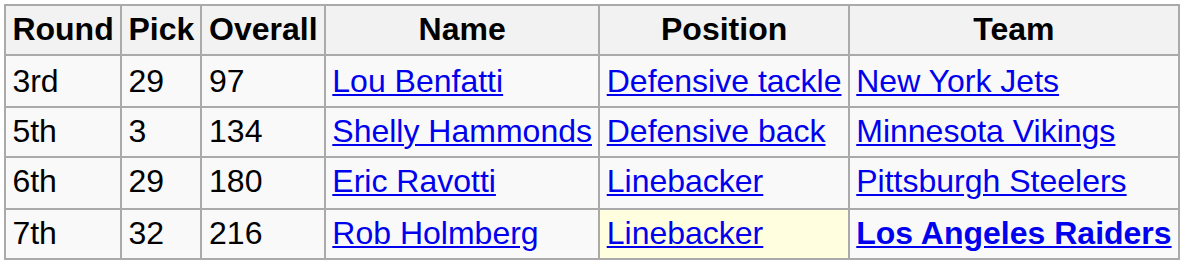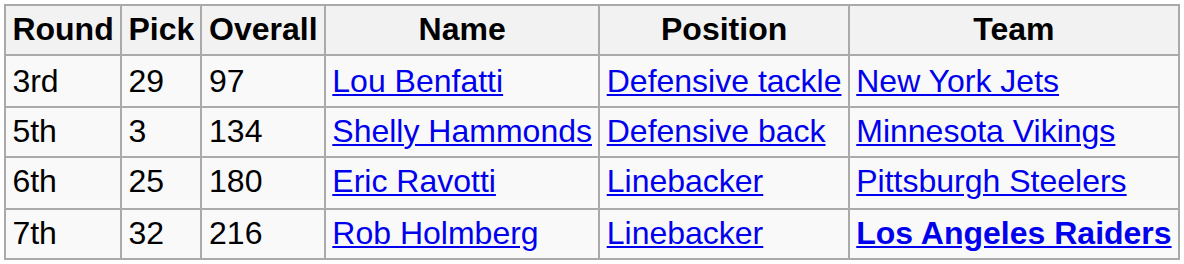(146, 182) 29 -> (146, 182) 25
(685, 232) lightyellow background -> (685, 232) no background
